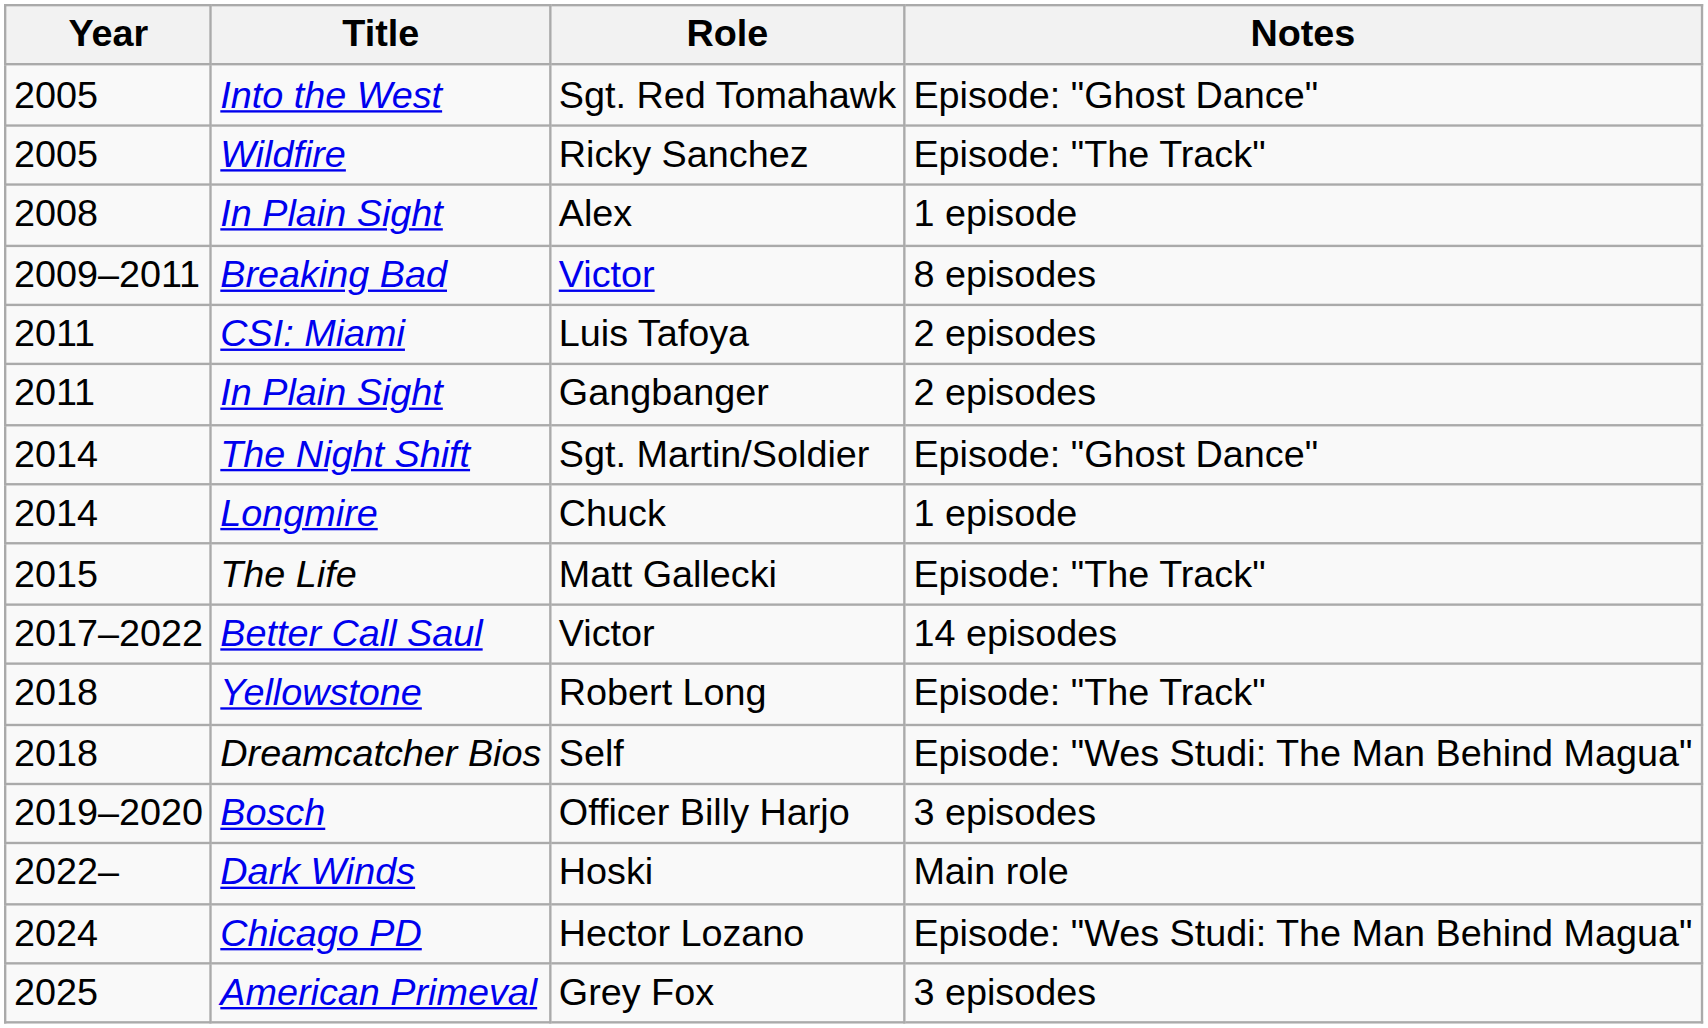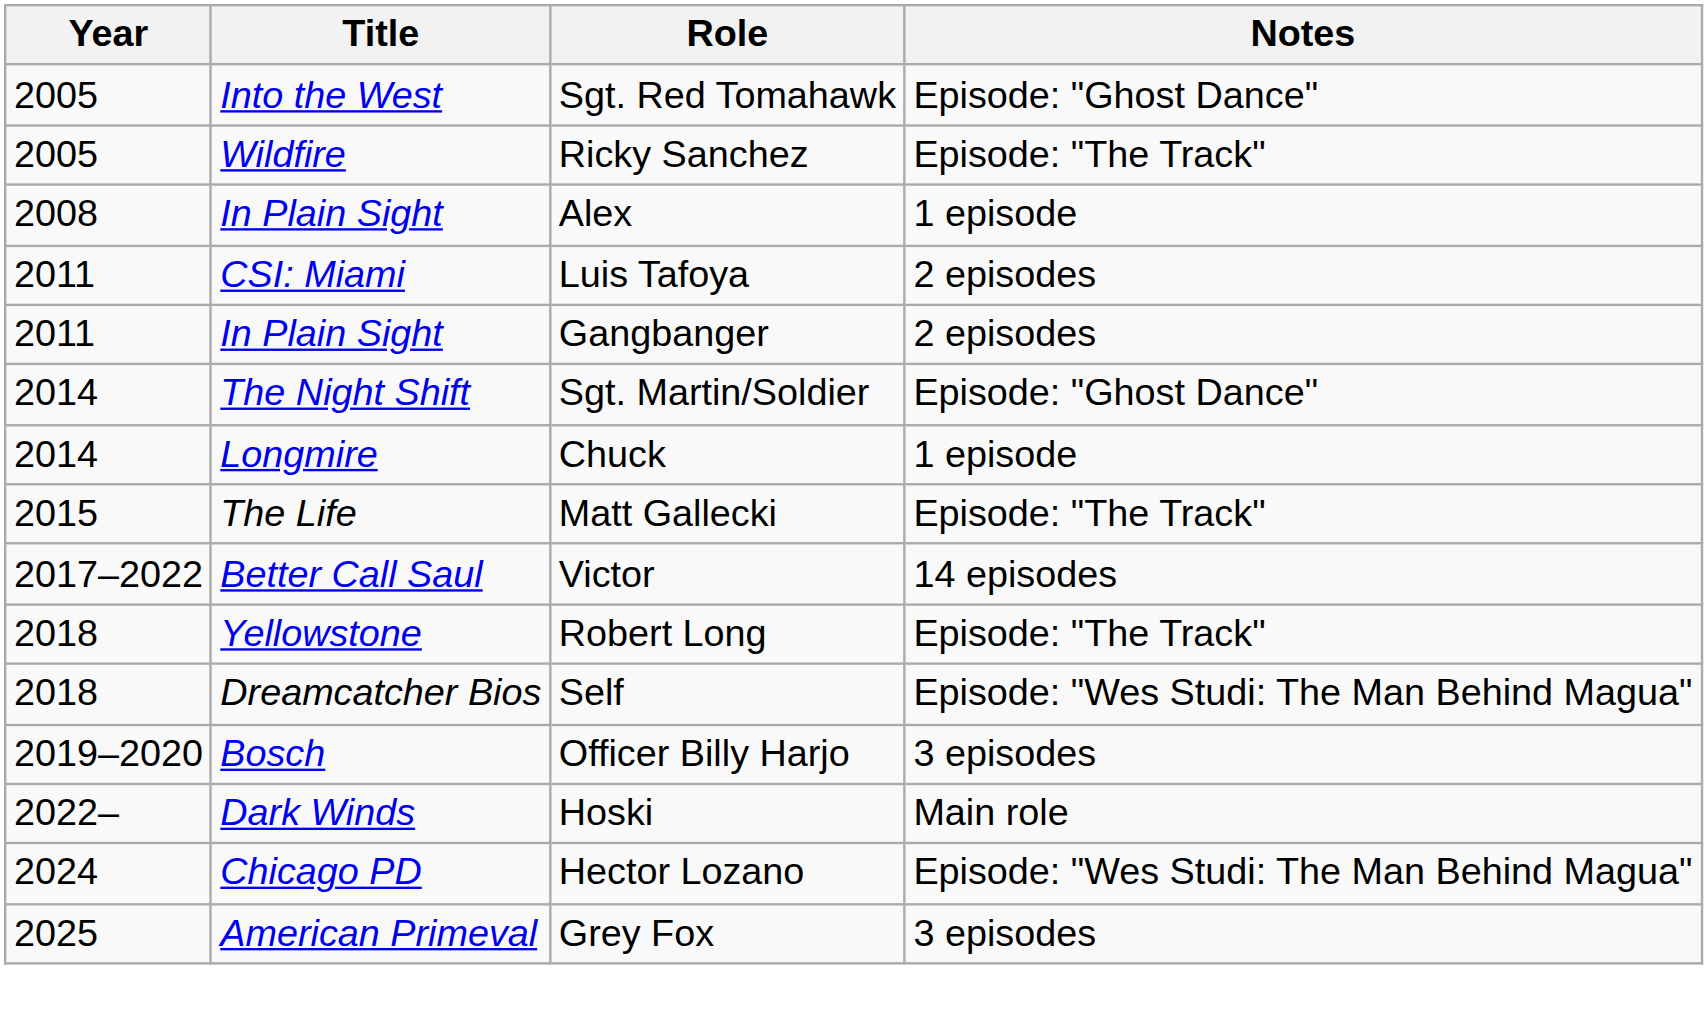- row: (334, 273)
